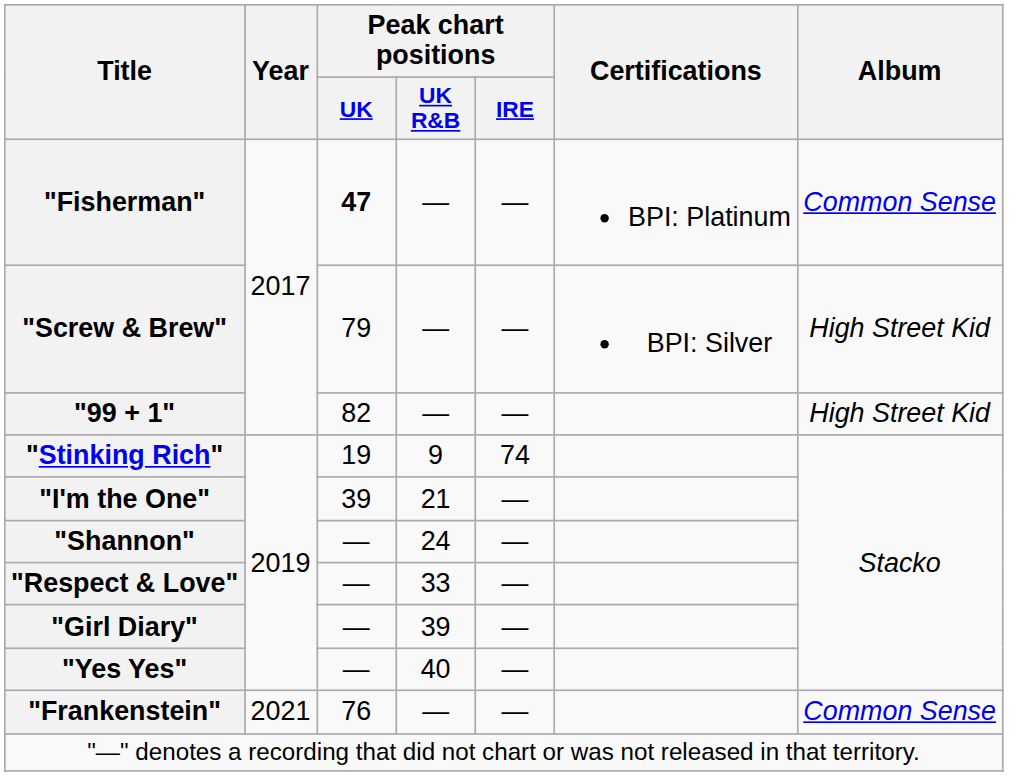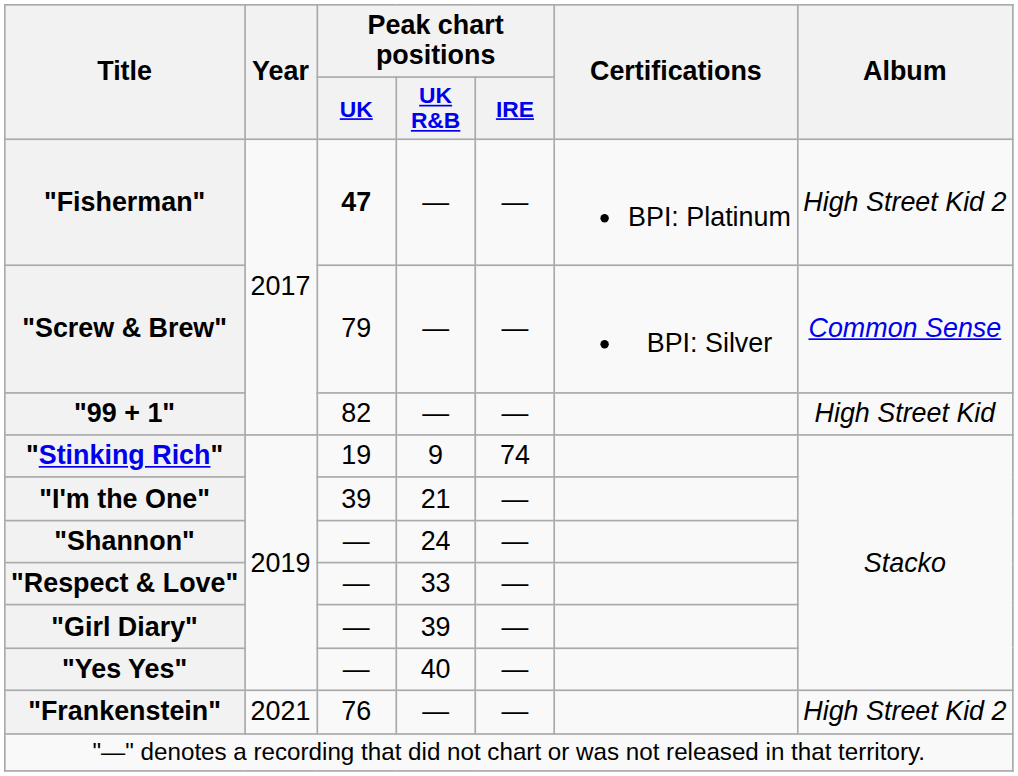(900, 201) Common Sense -> (905, 201) High Street Kid 2
(900, 328) High Street Kid -> (905, 328) Common Sense
(900, 711) Common Sense -> (905, 711) High Street Kid 2
